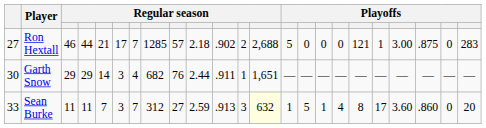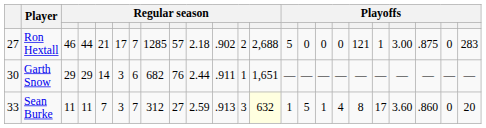(135, 75) 4 -> (135, 75) 6
